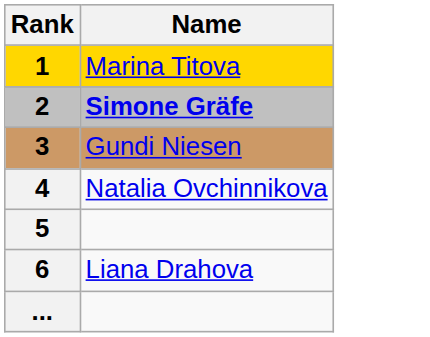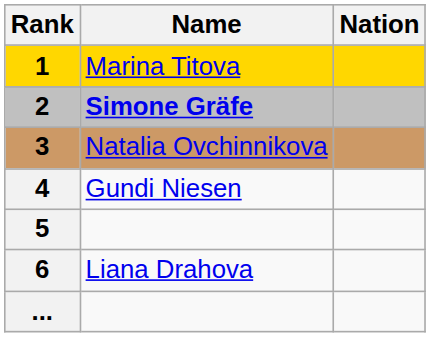+ column: (380, 24)
(164, 147) Gundi Niesen -> (207, 147) Natalia Ovchinnikova
(207, 188) Natalia Ovchinnikova -> (164, 188) Gundi Niesen
